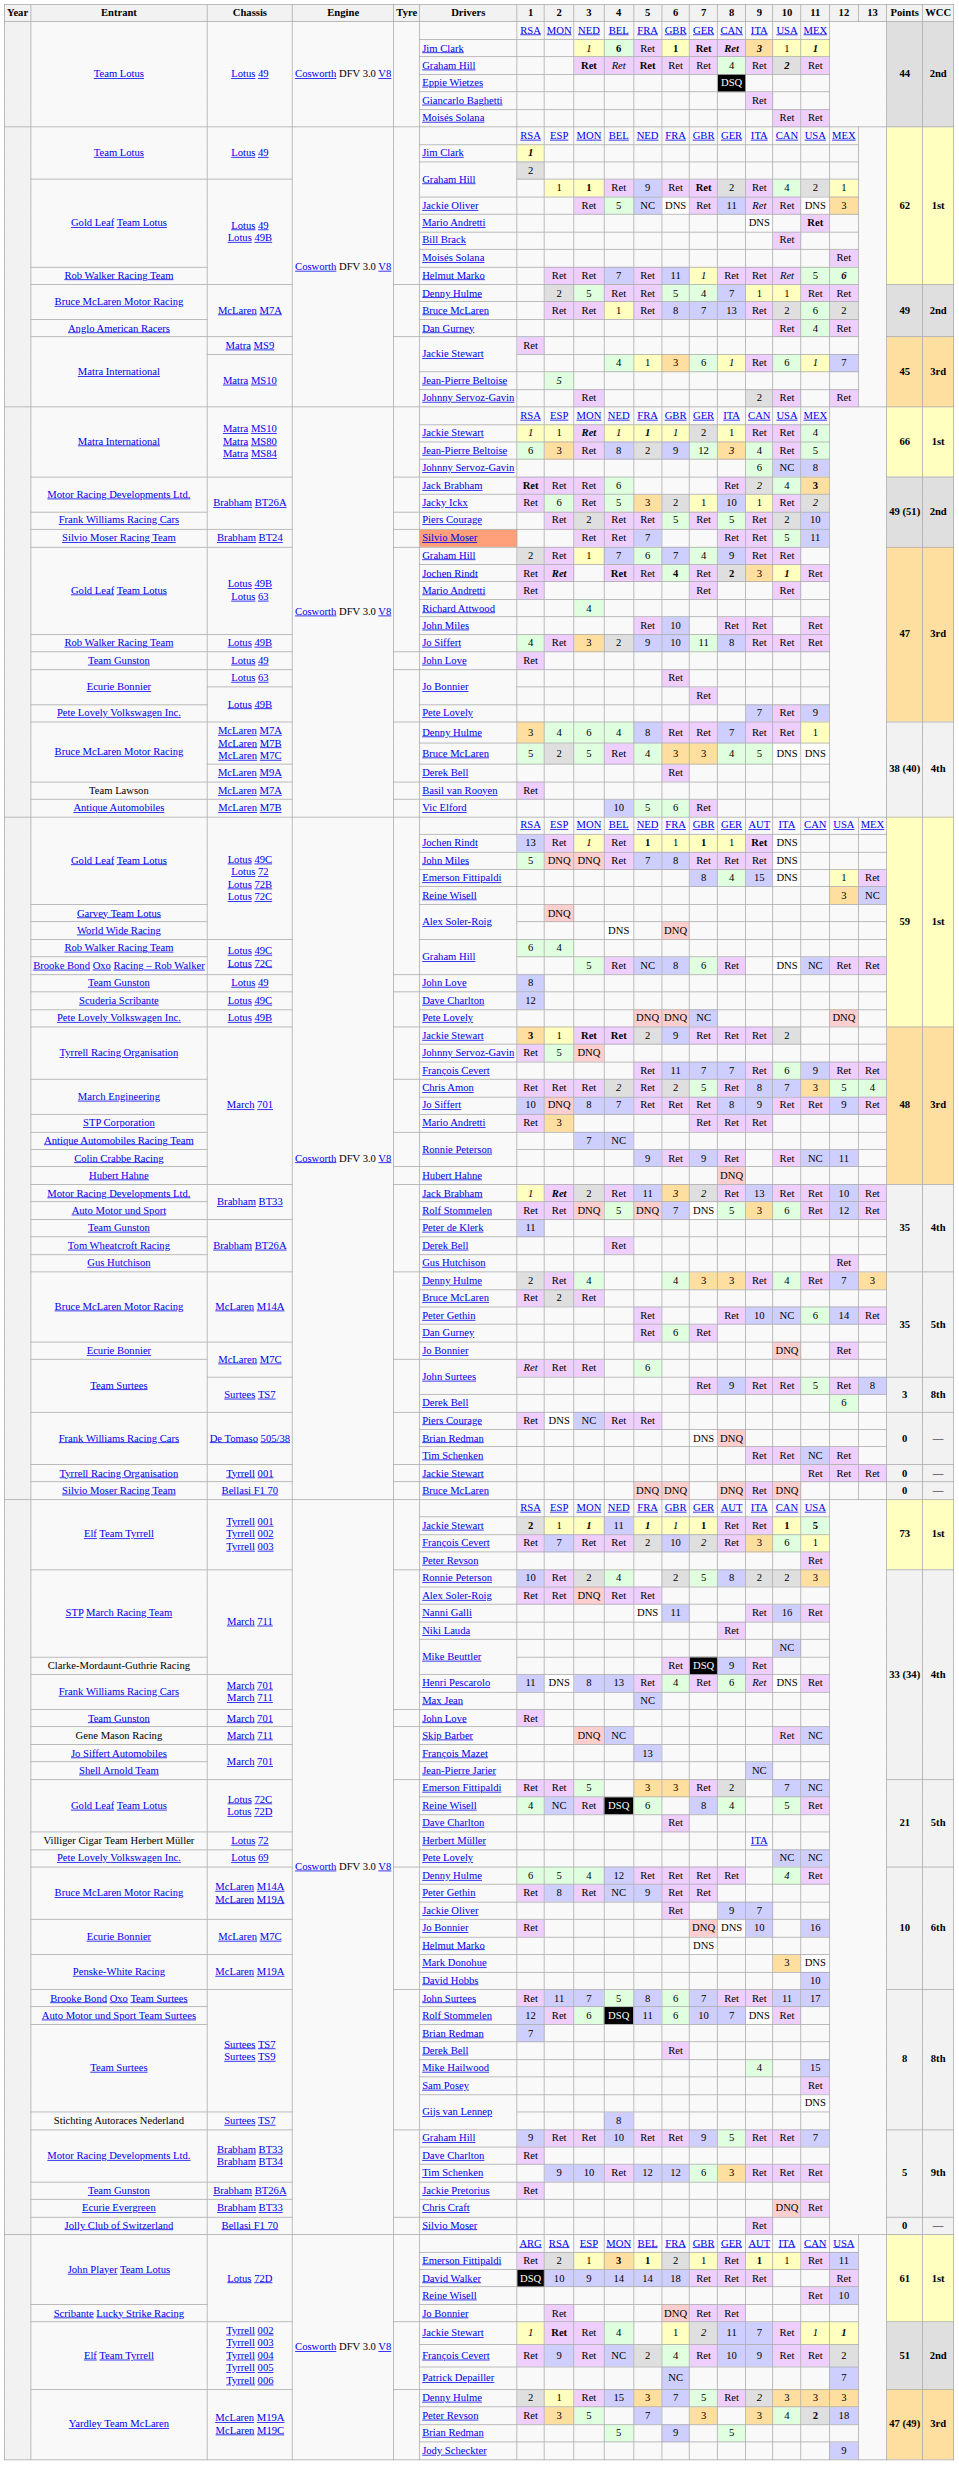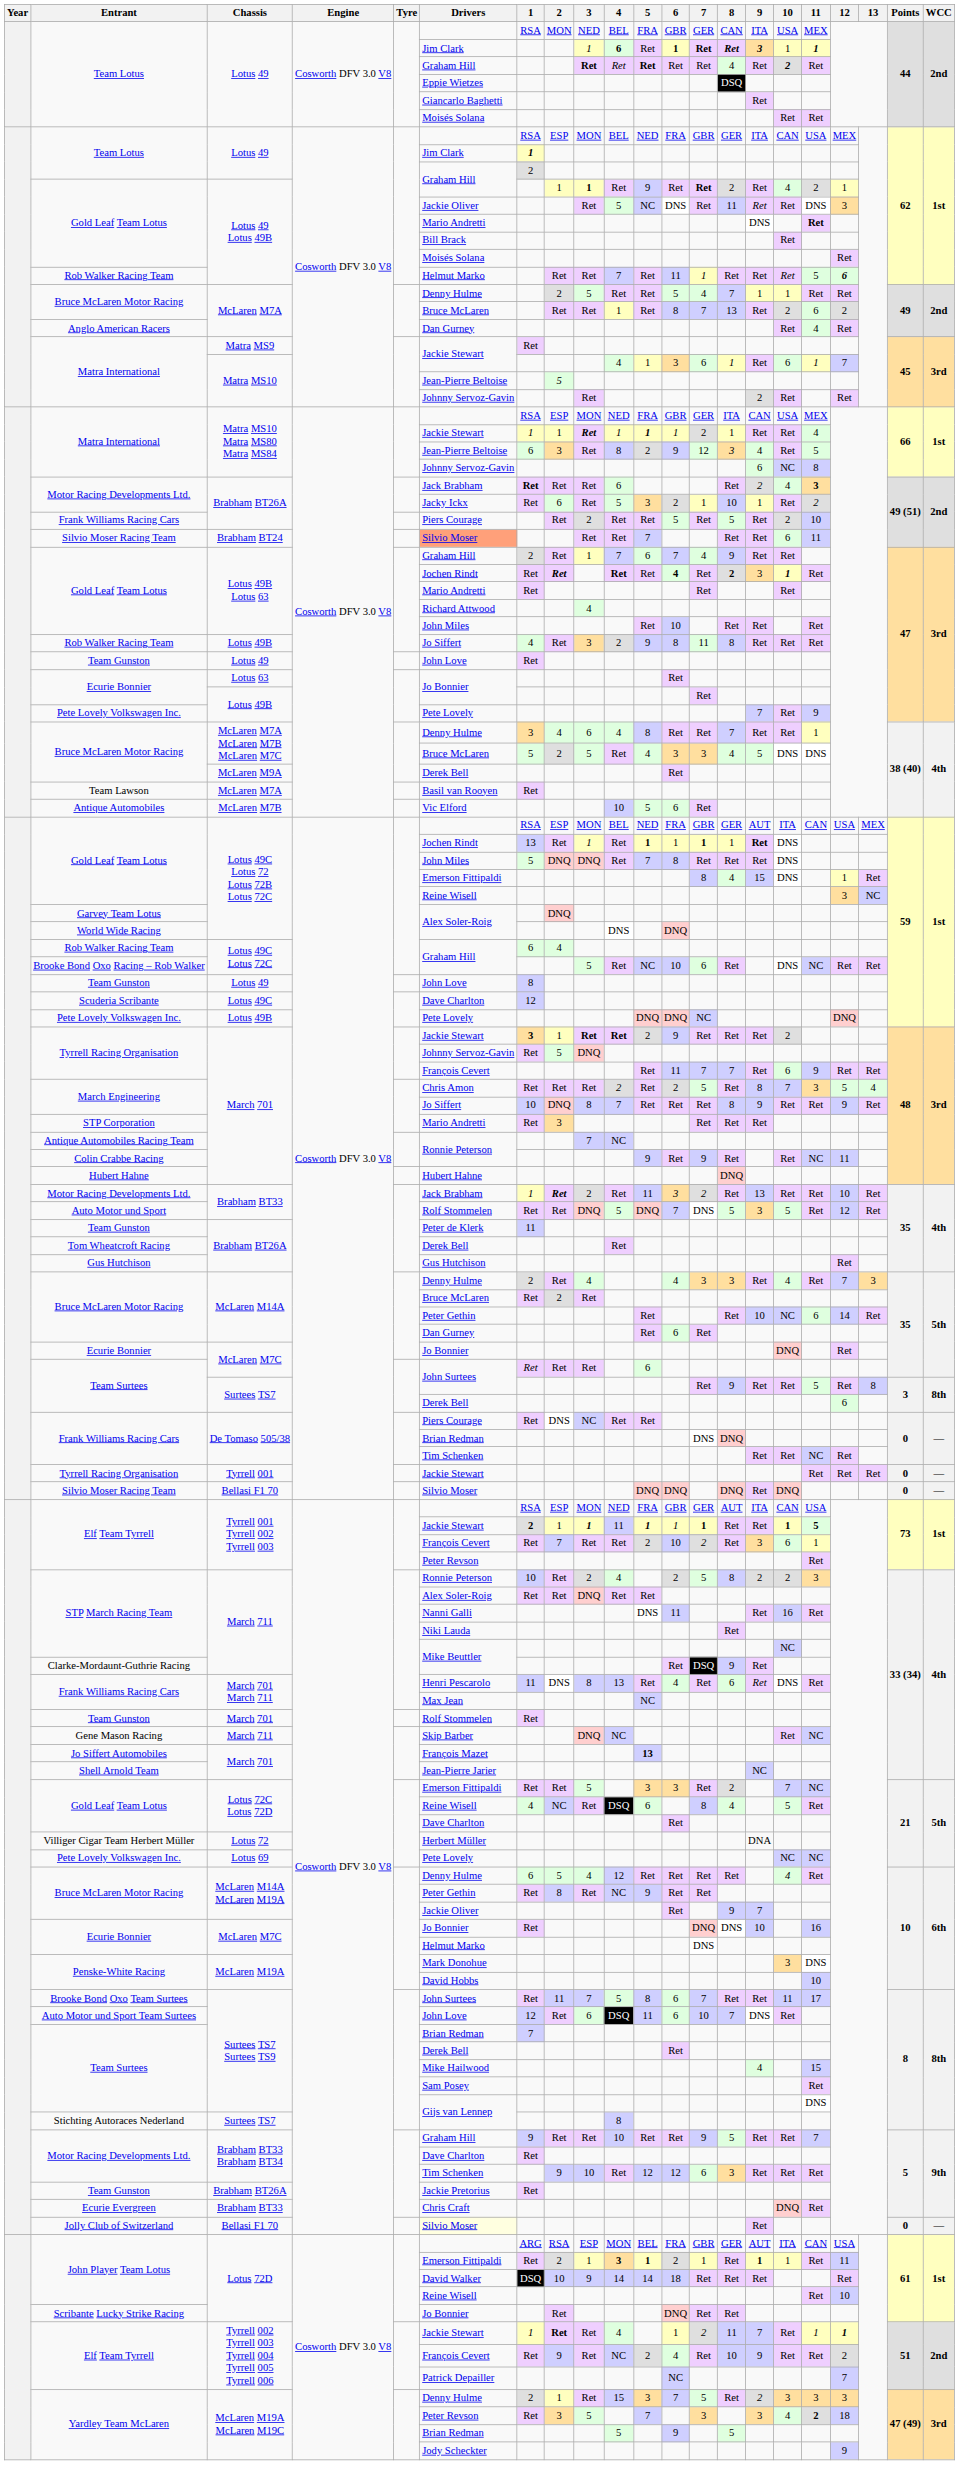(787, 537) 5 -> (788, 537) 6
(676, 642) 10 -> (676, 642) 8
(676, 965) 8 -> (676, 965) 10
(787, 1210) 6 -> (788, 1210) 5
(456, 1490) Bruce McLaren -> (450, 1490) Silvio Moser
(444, 1717) John Love -> (457, 1717) Rolf Stommelen
(648, 1752) normal -> (648, 1752) bold
(759, 1840) ITA -> (760, 1840) DNA
(457, 2015) Rolf Stommelen -> (444, 2015) John Love
(450, 2225) no background -> (450, 2225) lightyellow background
